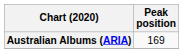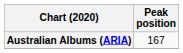(156, 40) 169 -> (156, 40) 167
